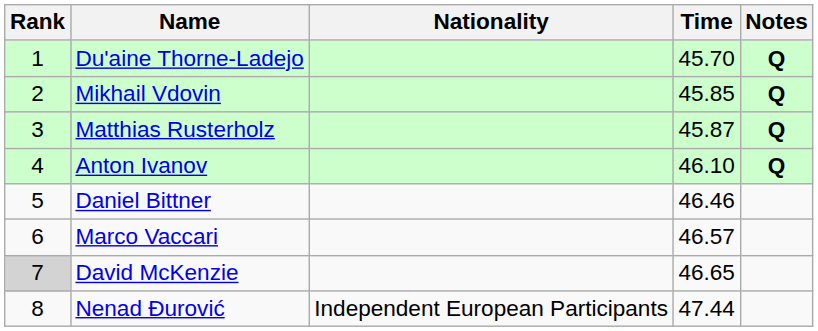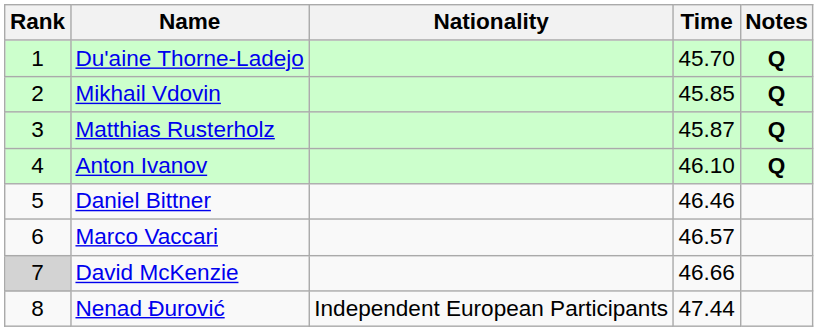(707, 272) 46.65 -> (707, 272) 46.66
